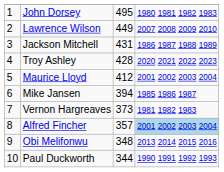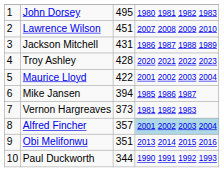(124, 28) 449 -> (124, 28) 451
(124, 77) 412 -> (124, 77) 422
(124, 142) 348 -> (124, 142) 351
